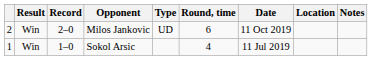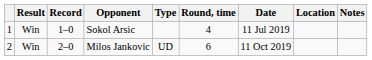rows swapped: (118, 30) <-> (111, 47)
